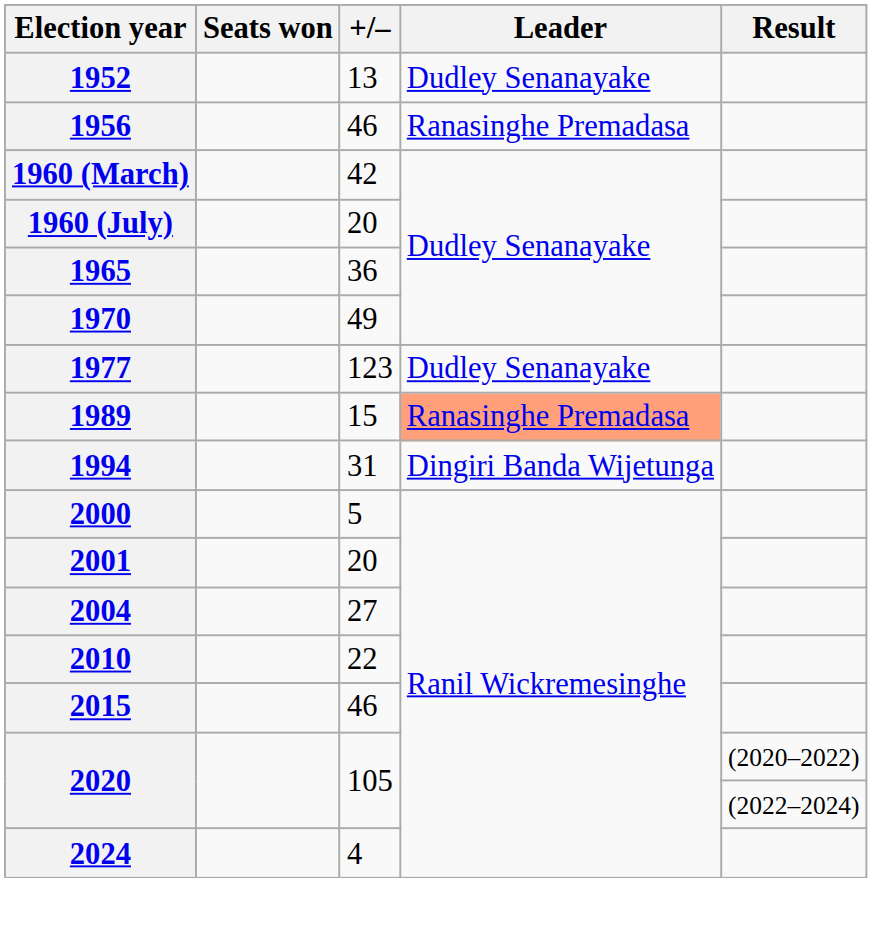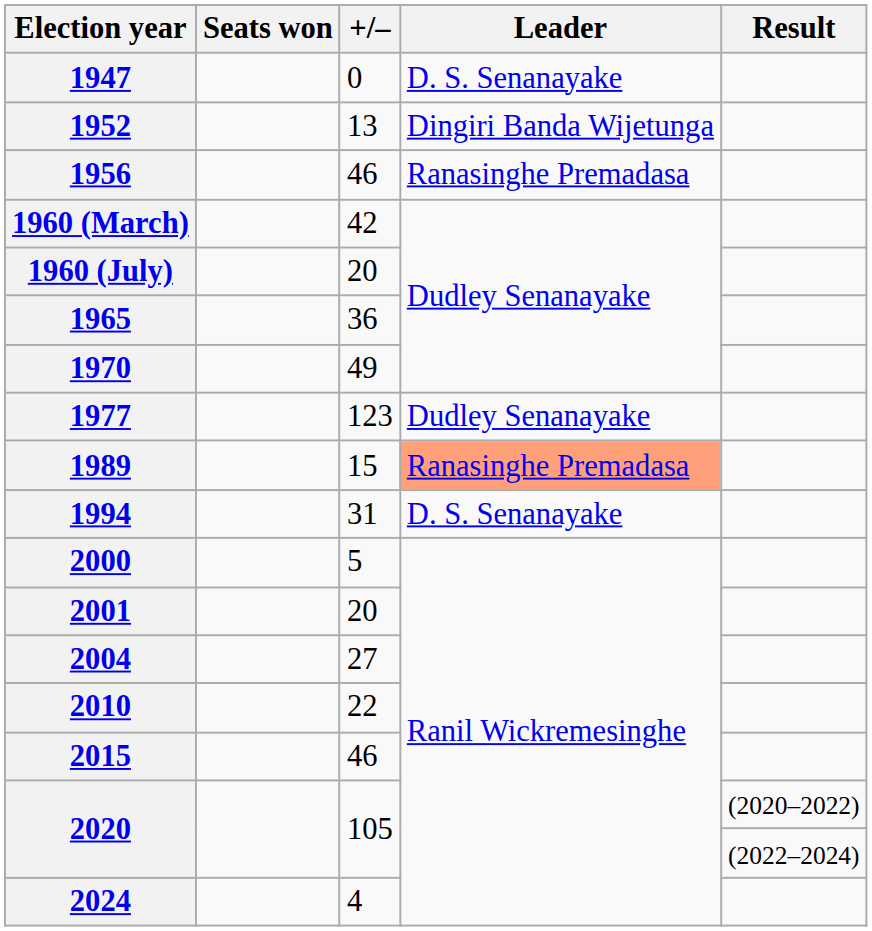+ row: (100, 77)
(529, 77) Dudley Senanayake -> (560, 125) Dingiri Banda Wijetunga
(560, 464) Dingiri Banda Wijetunga -> (515, 513) D. S. Senanayake
